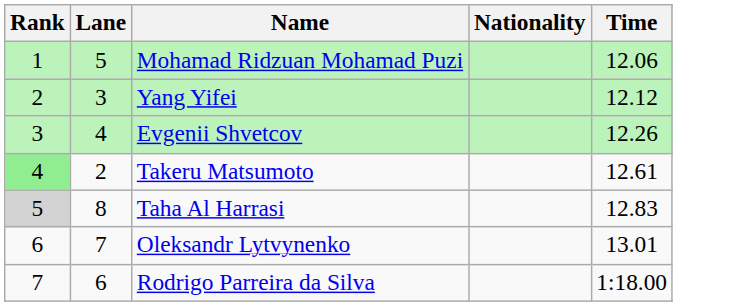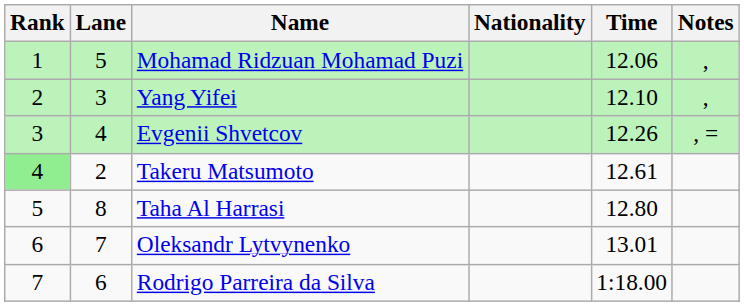+ column: (706, 23)
(632, 97) 12.12 -> (632, 97) 12.10
(37, 208) lightgrey background -> (37, 208) no background
(632, 208) 12.83 -> (632, 208) 12.80
